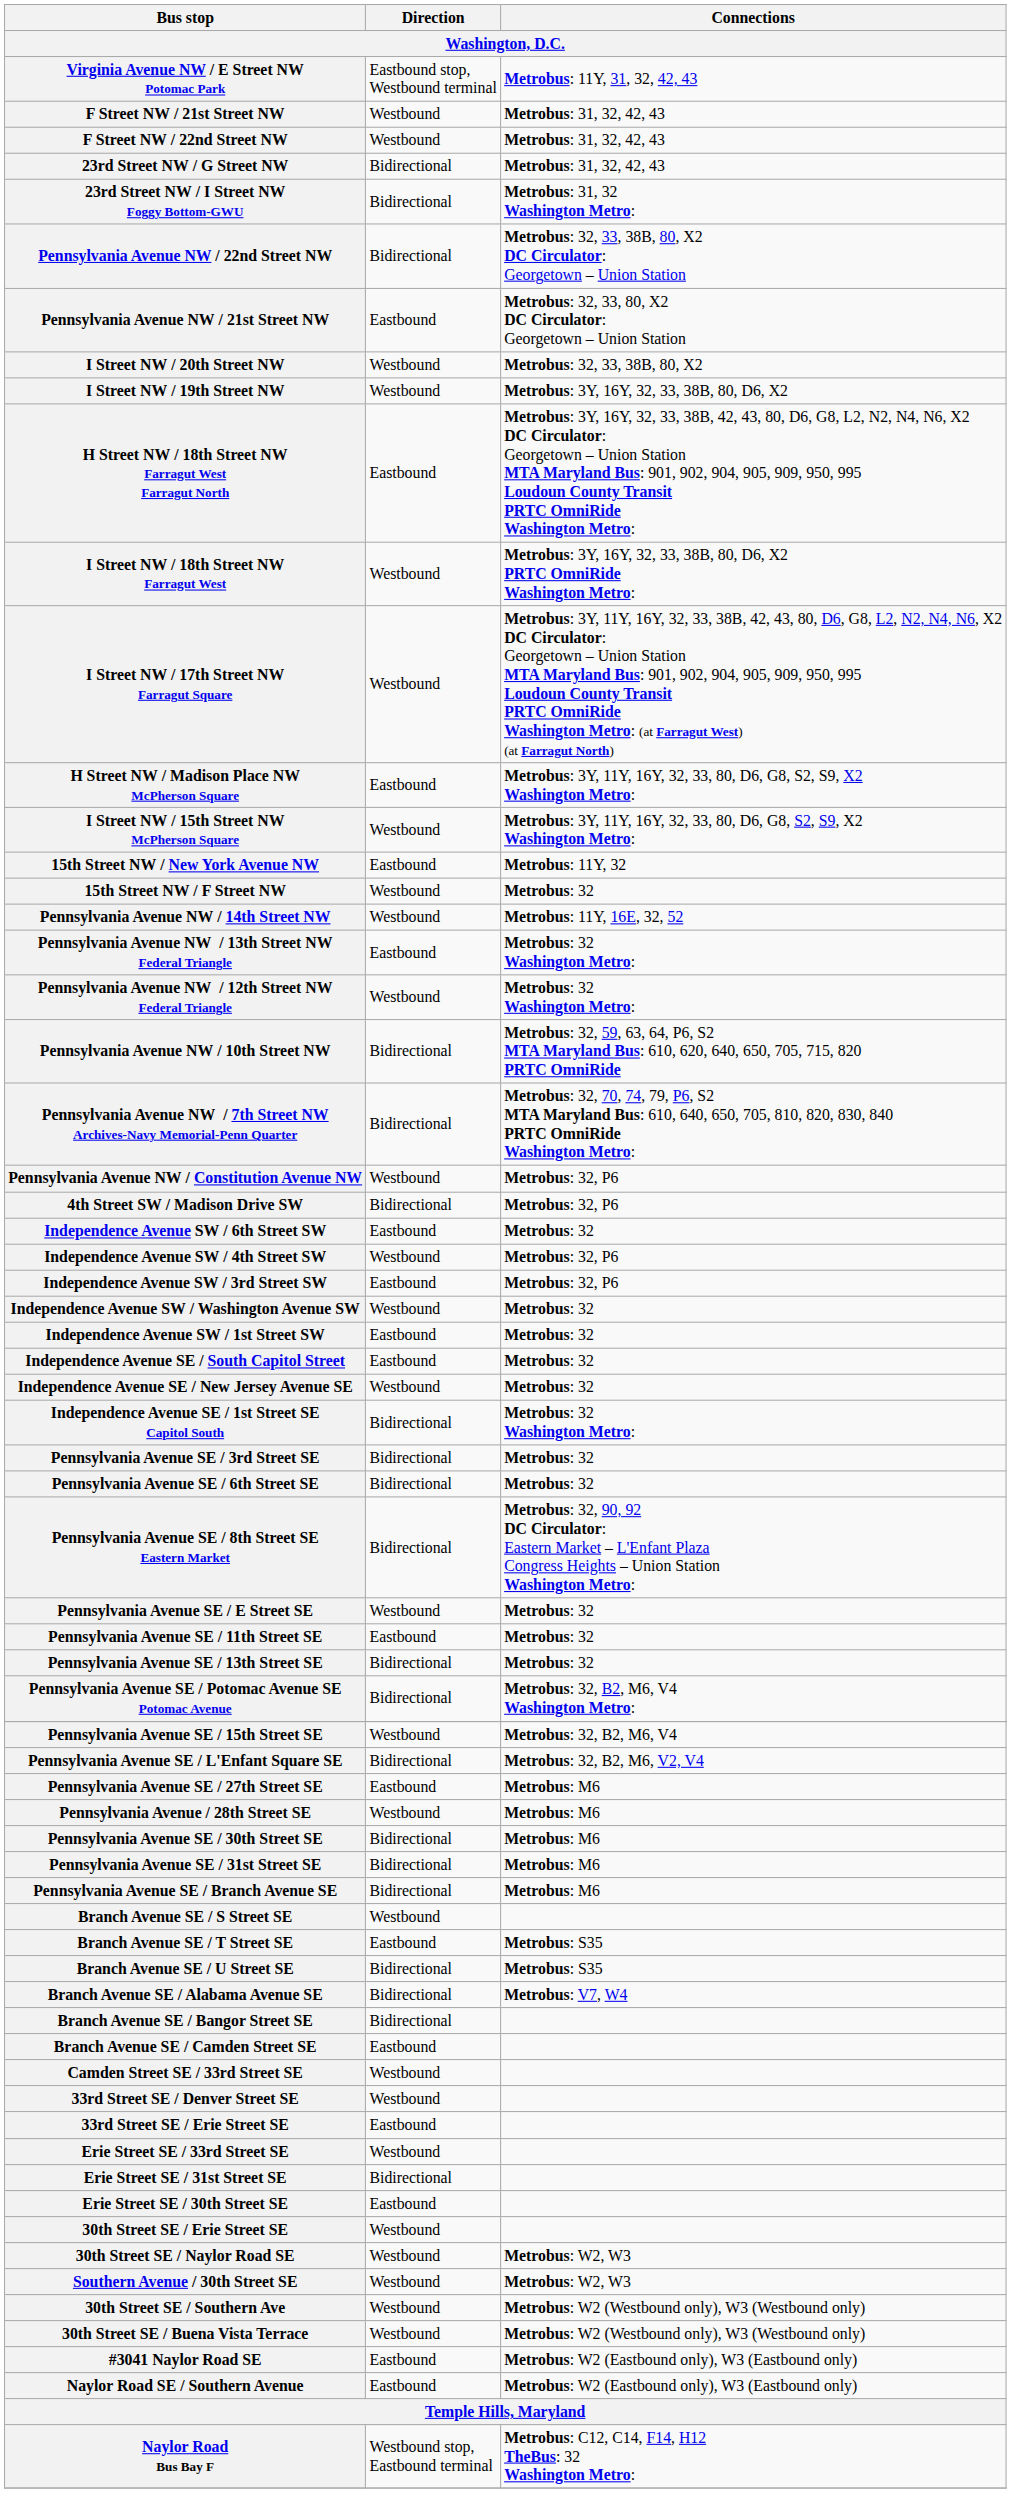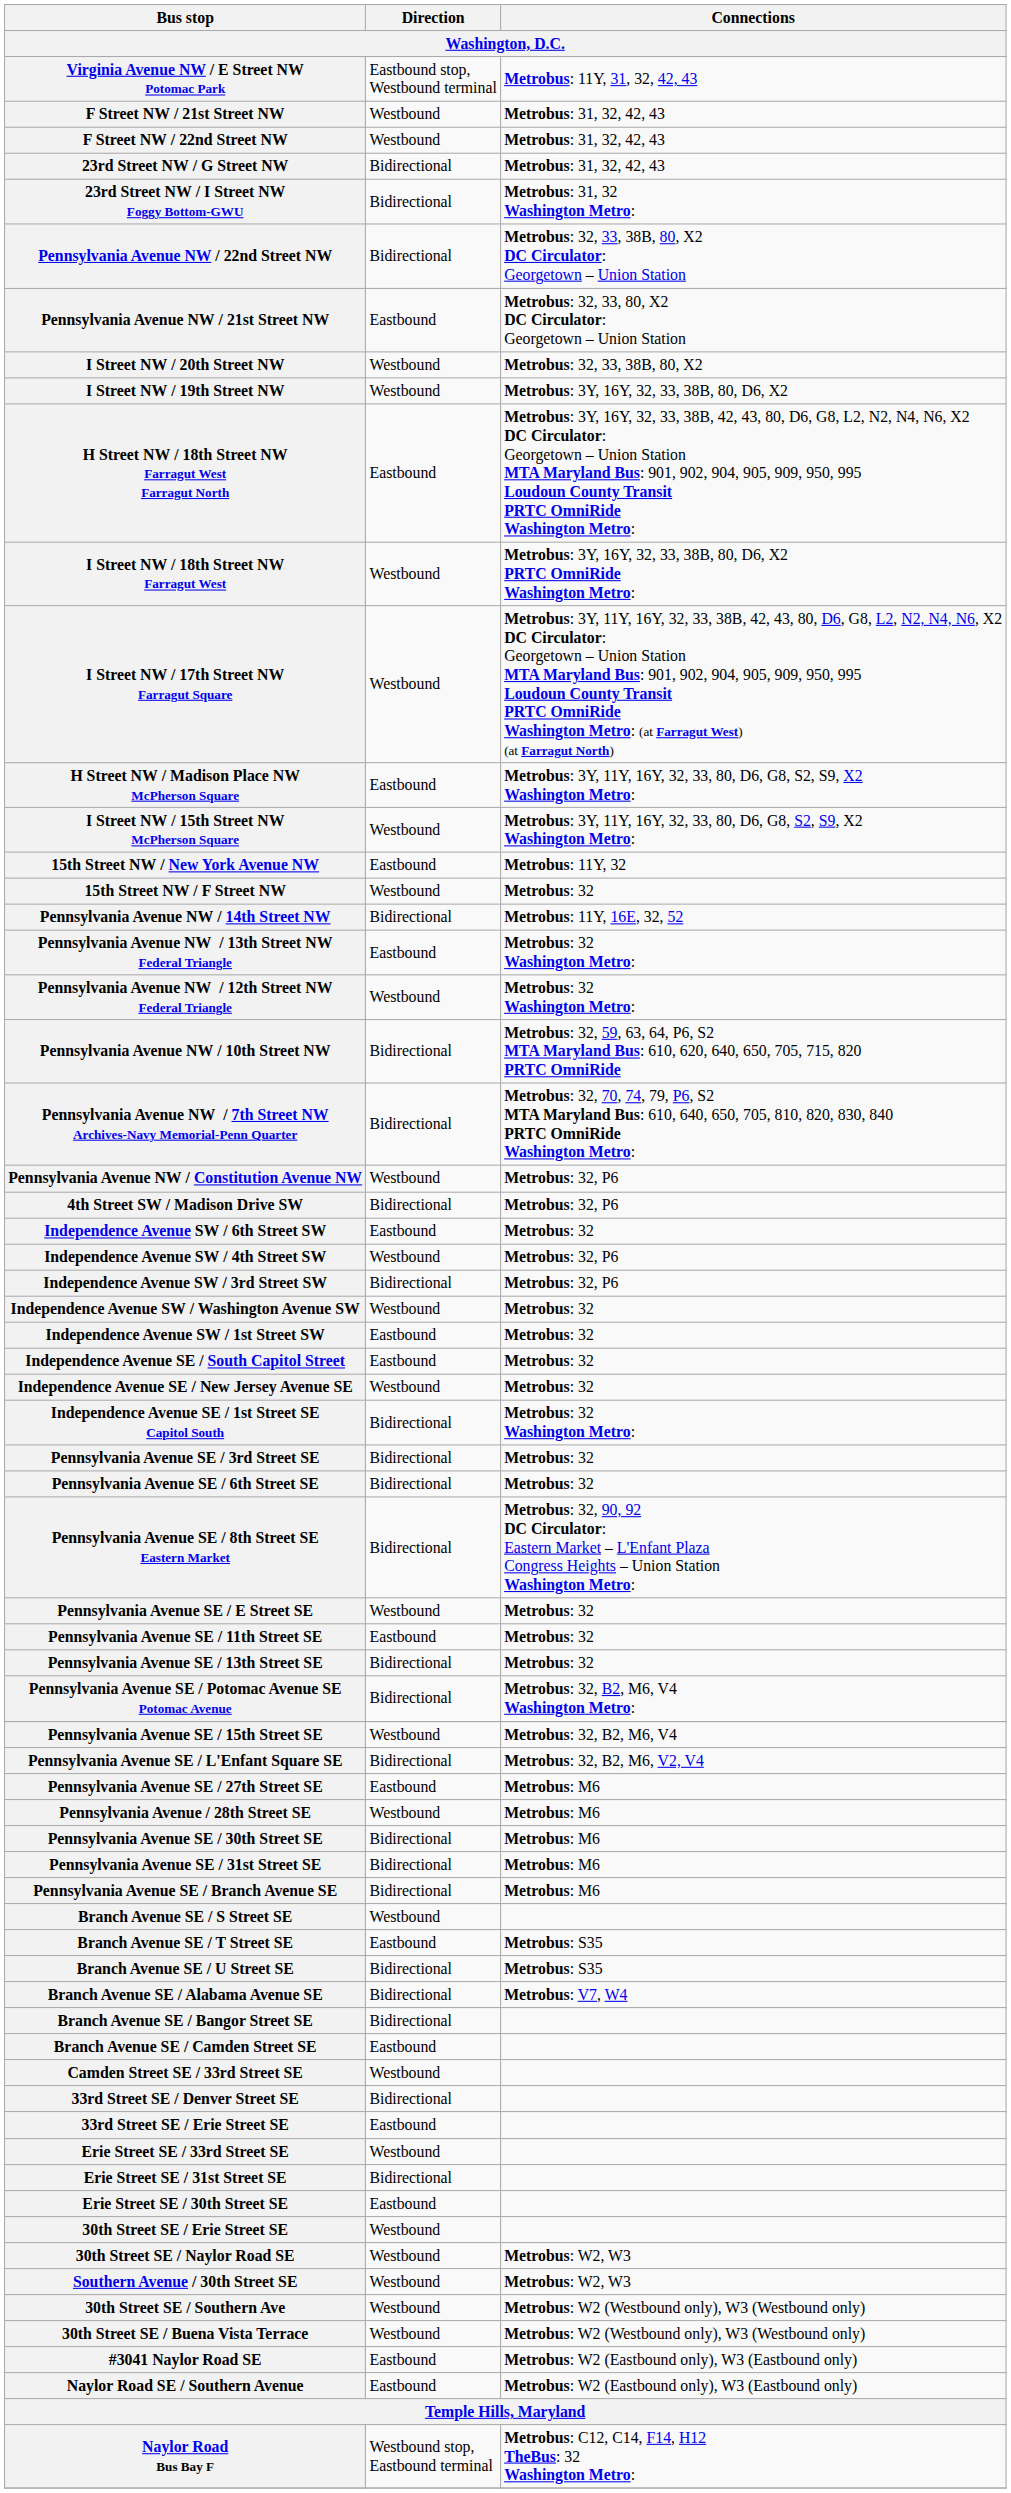(405, 917) Westbound -> (411, 917) Bidirectional
(403, 1283) Eastbound -> (411, 1283) Bidirectional
(405, 2099) Westbound -> (411, 2099) Bidirectional
